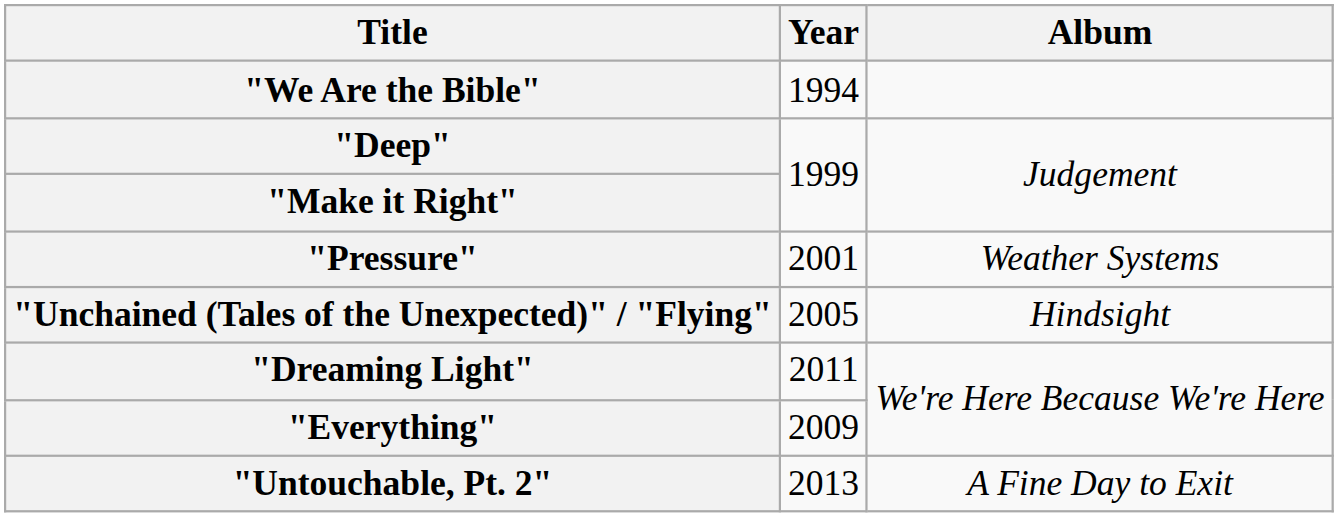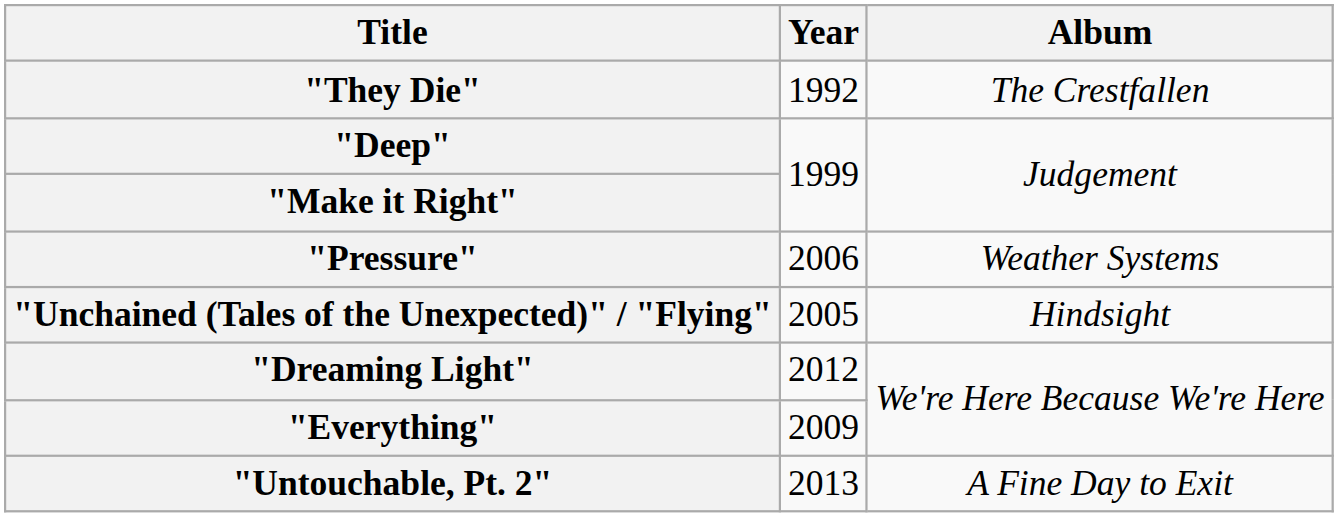+ row: (392, 88)
- row: (392, 88)
(824, 257) 2001 -> (824, 257) 2006
(824, 370) 2011 -> (824, 370) 2012
